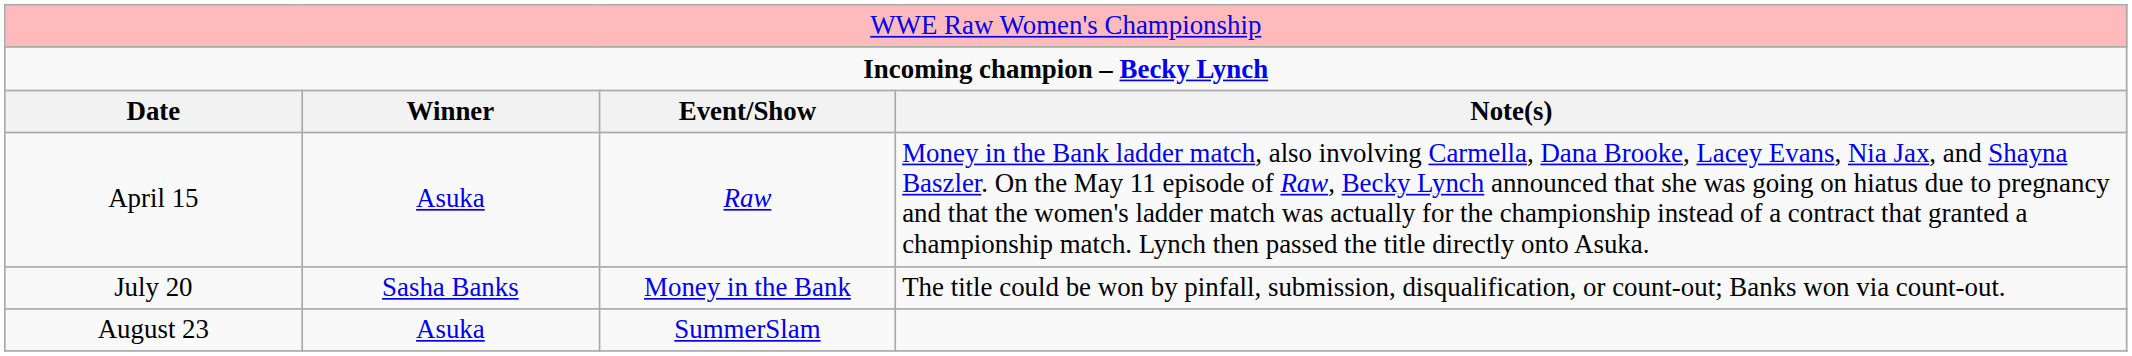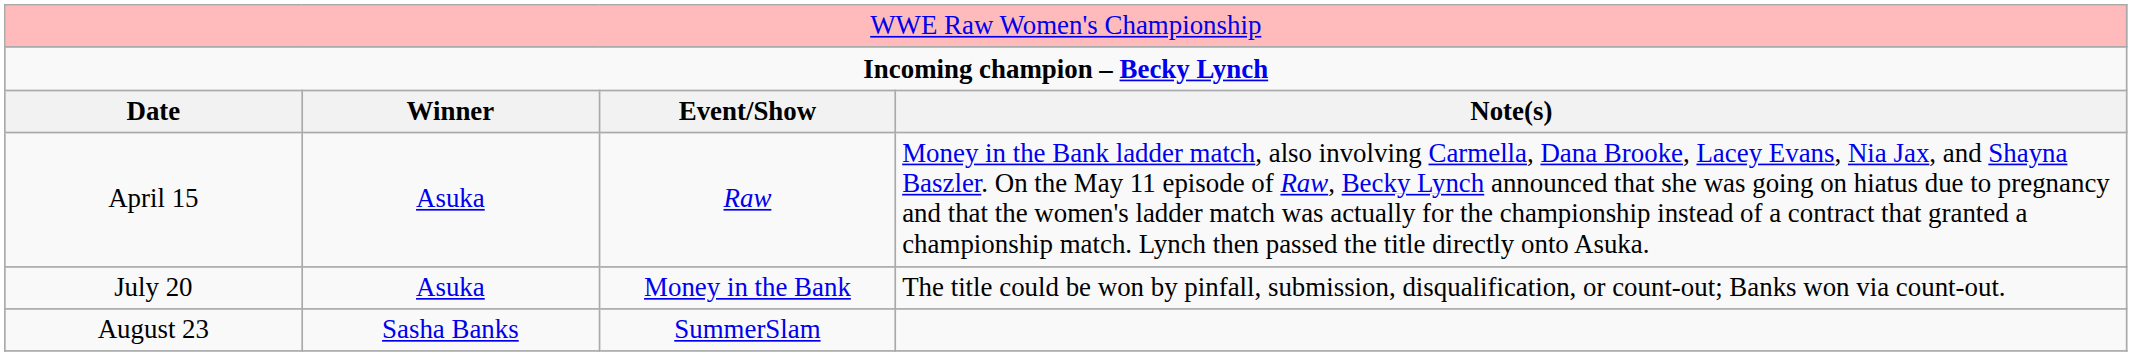(450, 287) Sasha Banks -> (450, 287) Asuka
(450, 329) Asuka -> (450, 329) Sasha Banks
